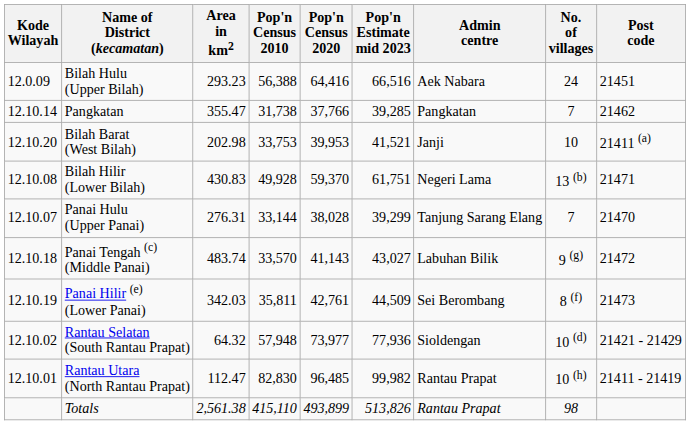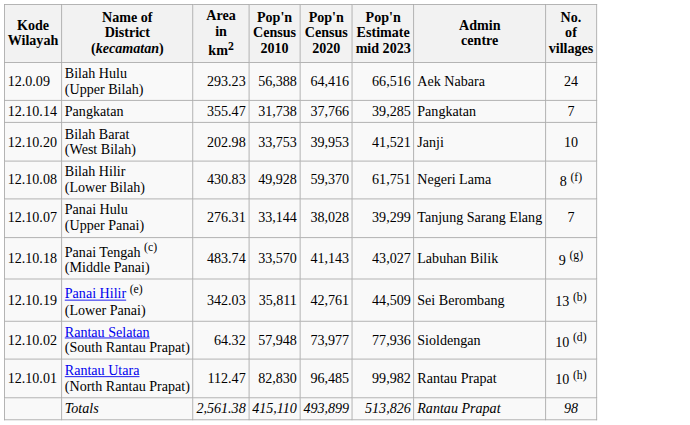- column: (641, 33)
(571, 180) 13 (b) -> (571, 180) 8 (f)
(571, 300) 8 (f) -> (571, 300) 13 (b)
